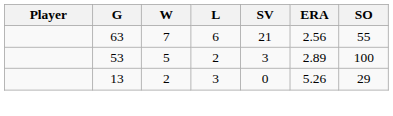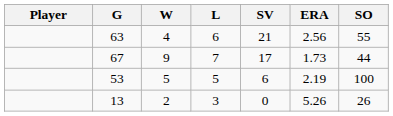(166, 36) 7 -> (166, 36) 4
+ row: (117, 57)
(216, 57) 2 -> (216, 79) 5
(265, 57) 3 -> (265, 79) 6
(314, 57) 2.89 -> (314, 79) 2.19
(364, 79) 29 -> (364, 100) 26
